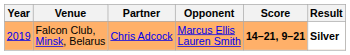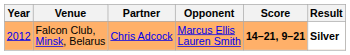(19, 36) 2019 -> (19, 36) 2012
